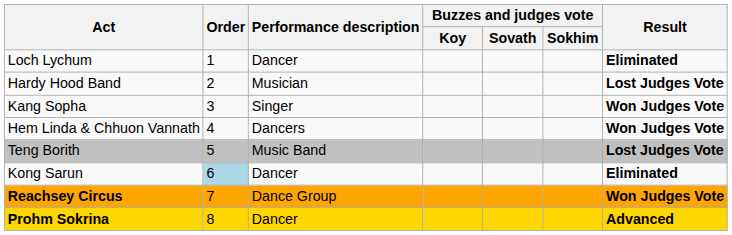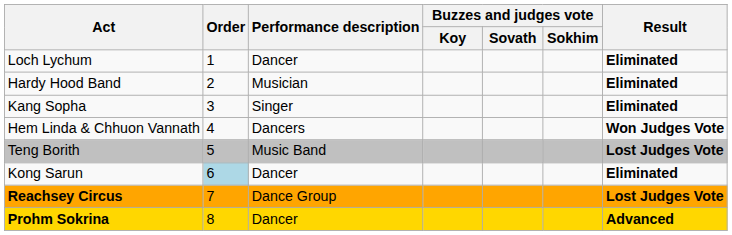(665, 83) Lost Judges Vote -> (642, 83) Eliminated
(665, 106) Won Judges Vote -> (642, 106) Eliminated
(665, 196) Won Judges Vote -> (665, 196) Lost Judges Vote
